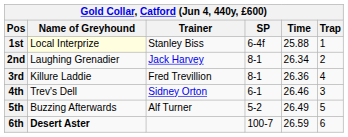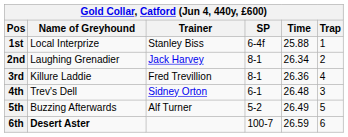(65, 44) lightyellow background -> (65, 44) no background
(296, 92) 26.46 -> (296, 92) 26.48
